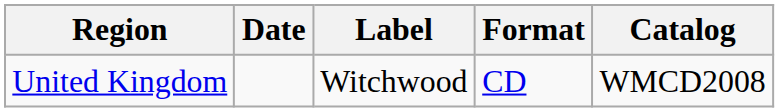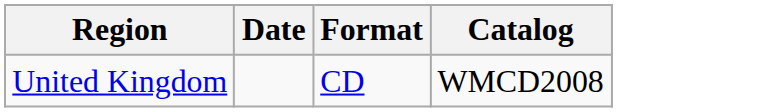- column: (394, 29)
